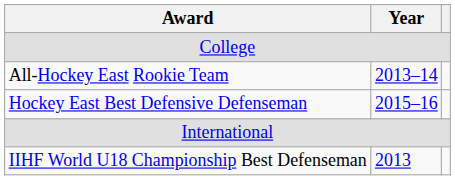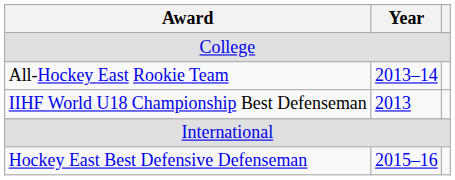rows swapped: (158, 103) <-> (188, 160)
